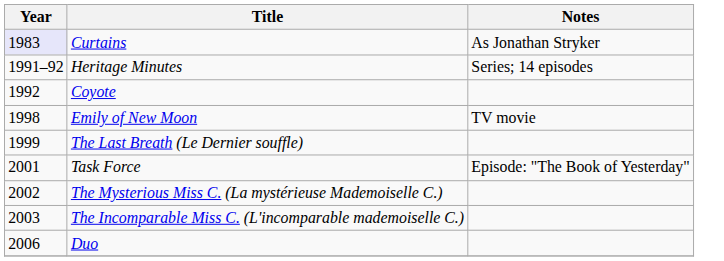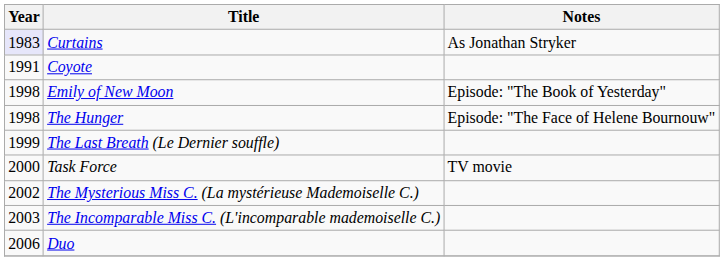- row: (127, 67)
(24, 92) 1992 -> (24, 67) 1991
(504, 117) TV movie -> (557, 92) Episode: "The Book of Yesterday"
+ row: (85, 117)
(24, 167) 2001 -> (24, 167) 2000
(581, 167) Episode: "The Book of Yesterday" -> (480, 167) TV movie
